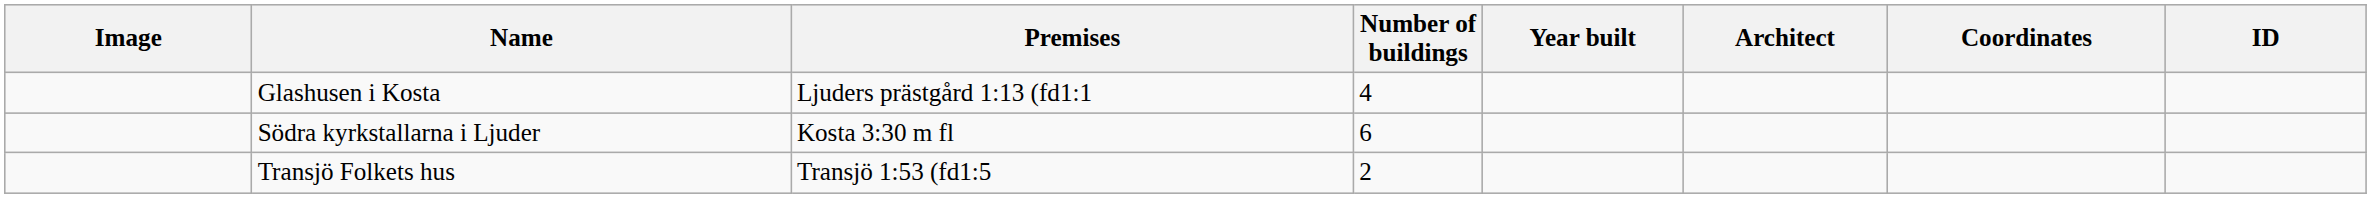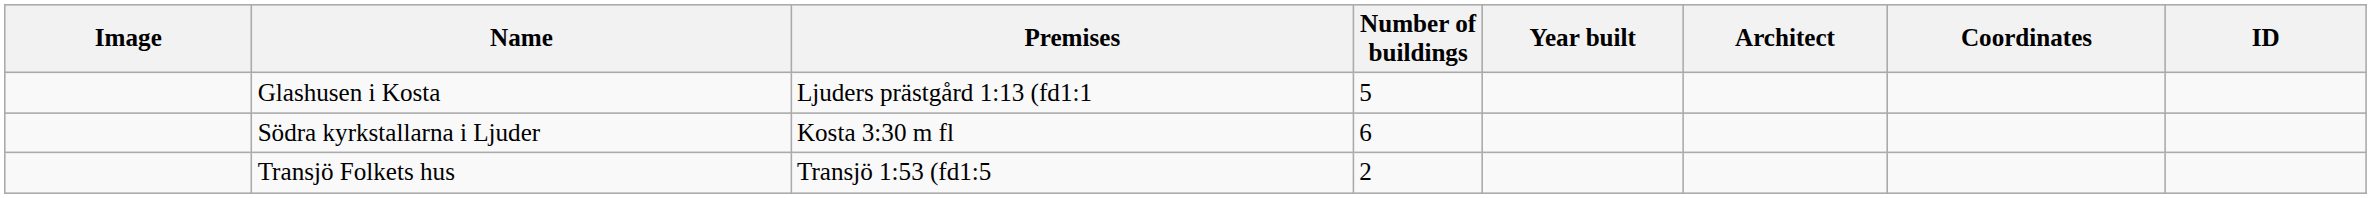(1366, 92) 4 -> (1366, 92) 5
